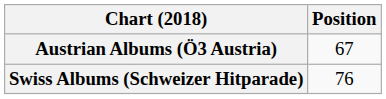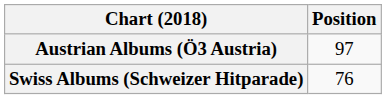(344, 49) 67 -> (344, 49) 97
